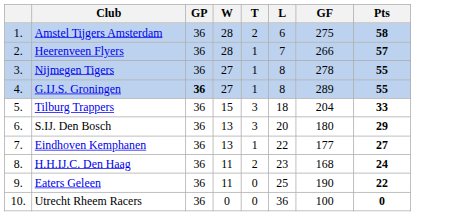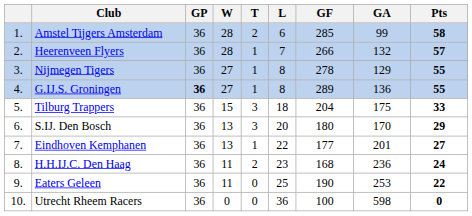+ column: (382, 13)
(325, 32) 275 -> (325, 32) 285
